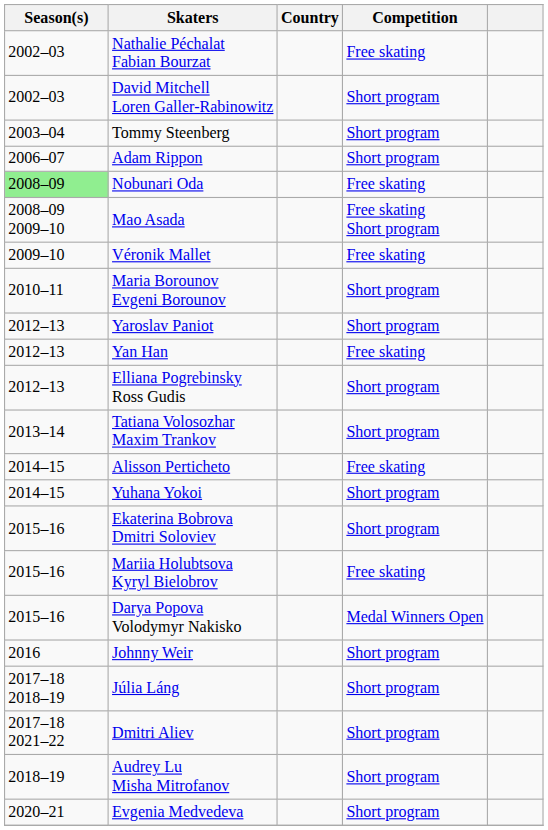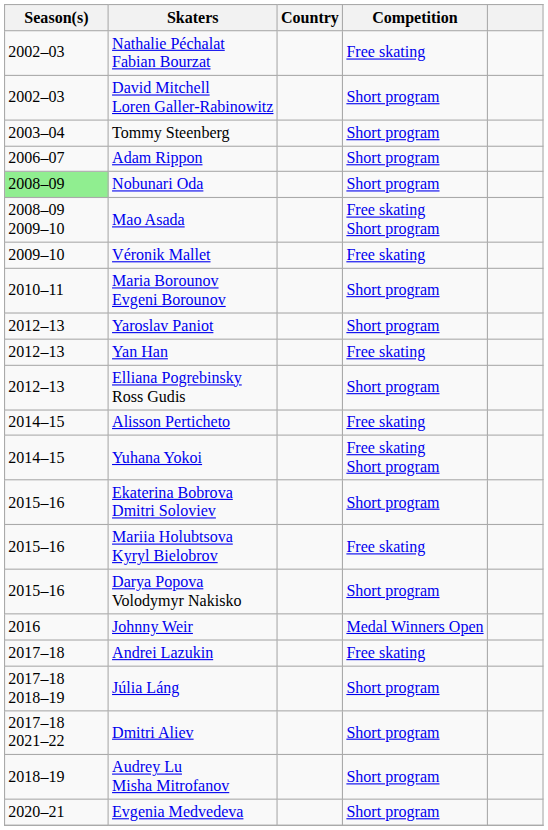(386, 184) Free skating -> (393, 184) Short program
- row: (173, 431)
(393, 492) Short program -> (393, 457) Free skating Short program
(415, 617) Medal Winners Open -> (393, 591) Short program
(393, 652) Short program -> (415, 626) Medal Winners Open
+ row: (163, 652)
